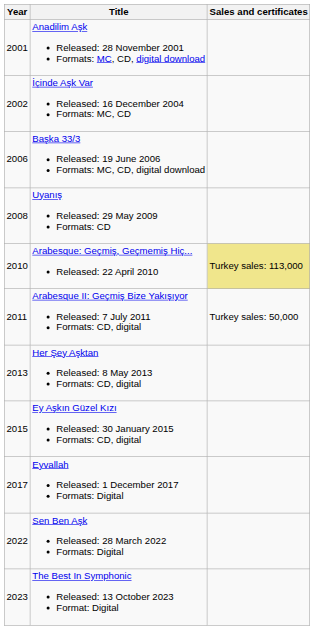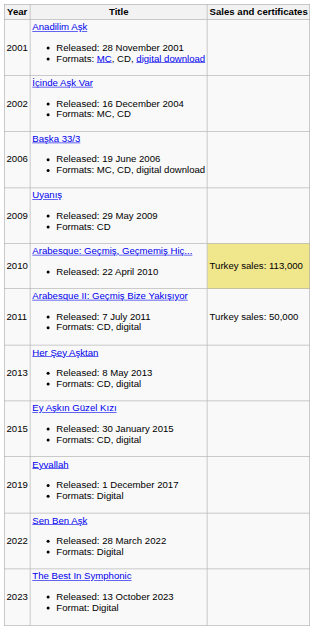(17, 215) 2008 -> (17, 215) 2009
(17, 485) 2017 -> (17, 485) 2019
